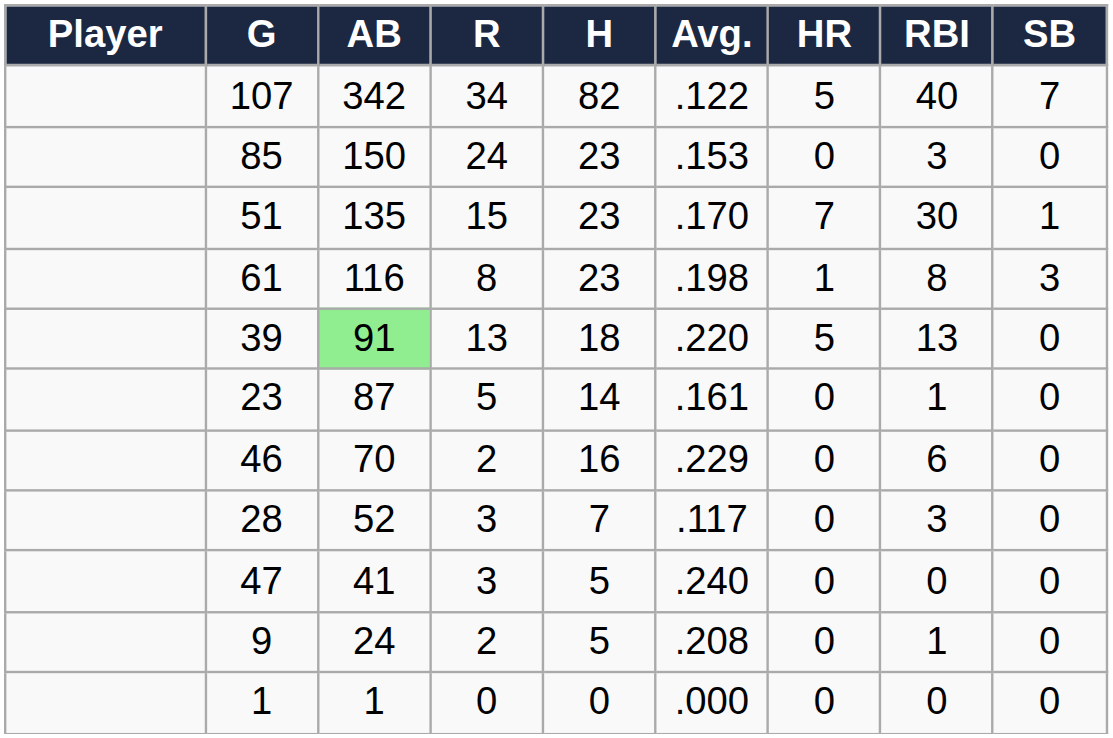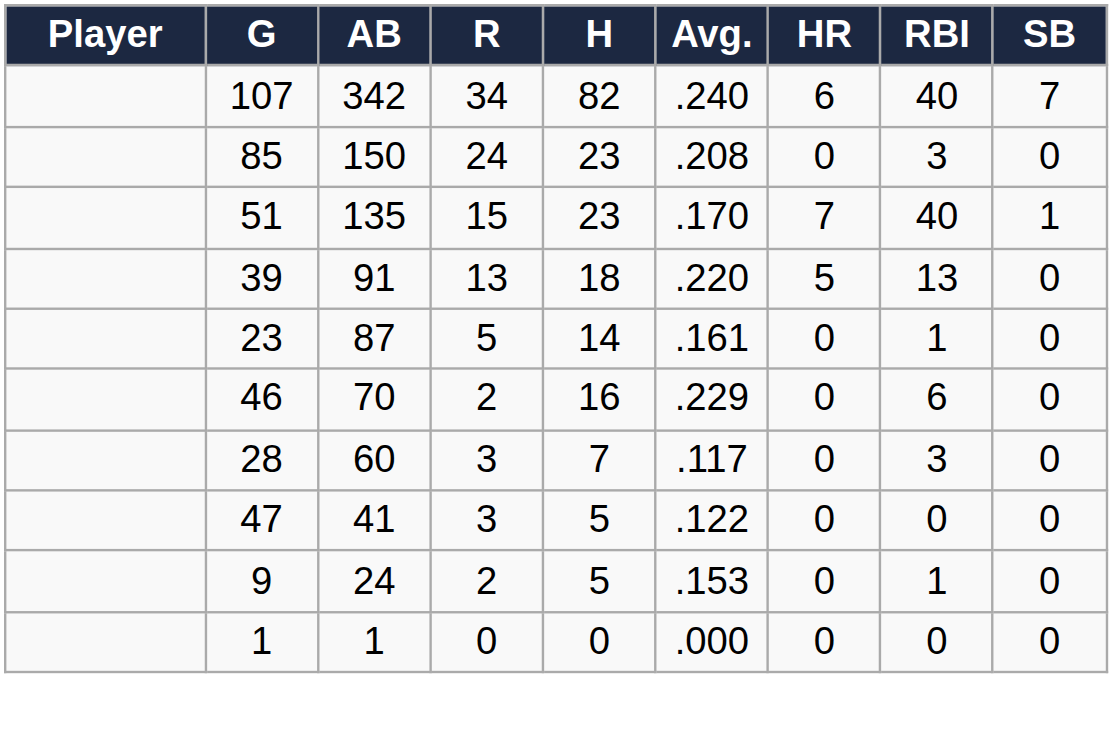(712, 95) .122 -> (712, 95) .240
(824, 95) 5 -> (824, 95) 6
(712, 156) .153 -> (712, 156) .208
(937, 216) 30 -> (937, 216) 40
- row: (262, 277)
(374, 338) lightgreen background -> (374, 277) no background
(374, 519) 52 -> (374, 459) 60
(712, 580) .240 -> (712, 519) .122
(712, 641) .208 -> (712, 580) .153
